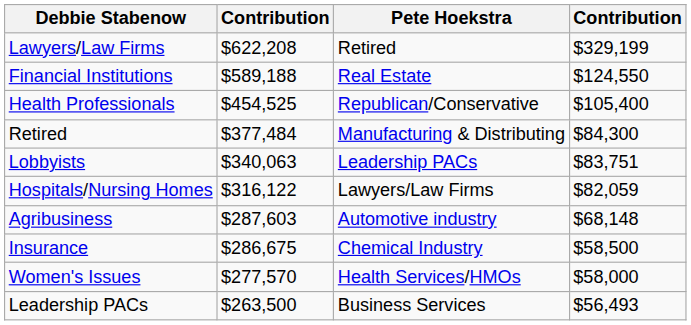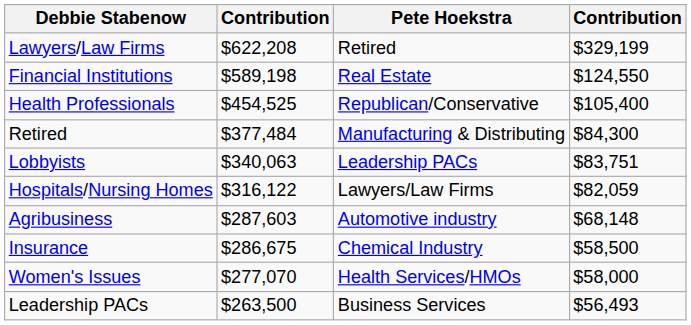(259, 76) $589,188 -> (259, 76) $589,198
(259, 276) $277,570 -> (259, 276) $277,070
